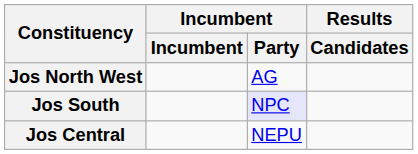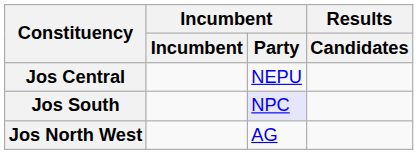rows swapped: (75, 134) <-> (75, 76)
